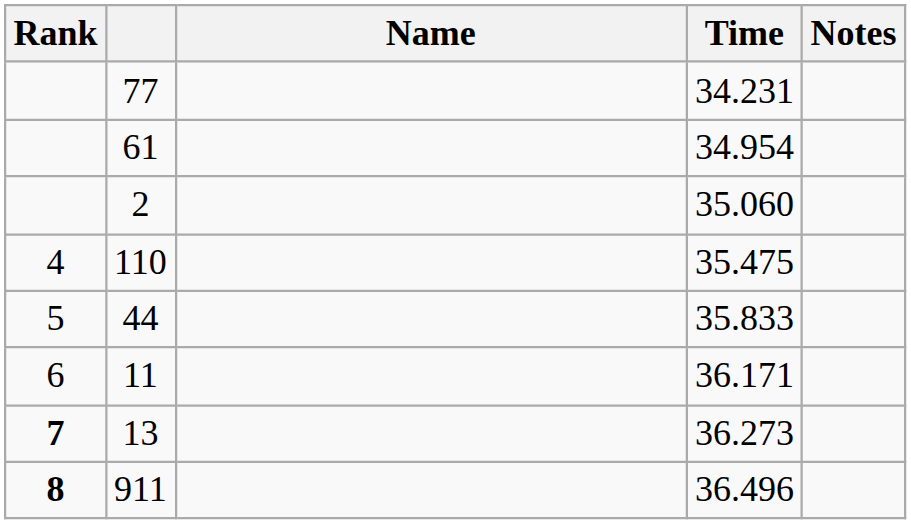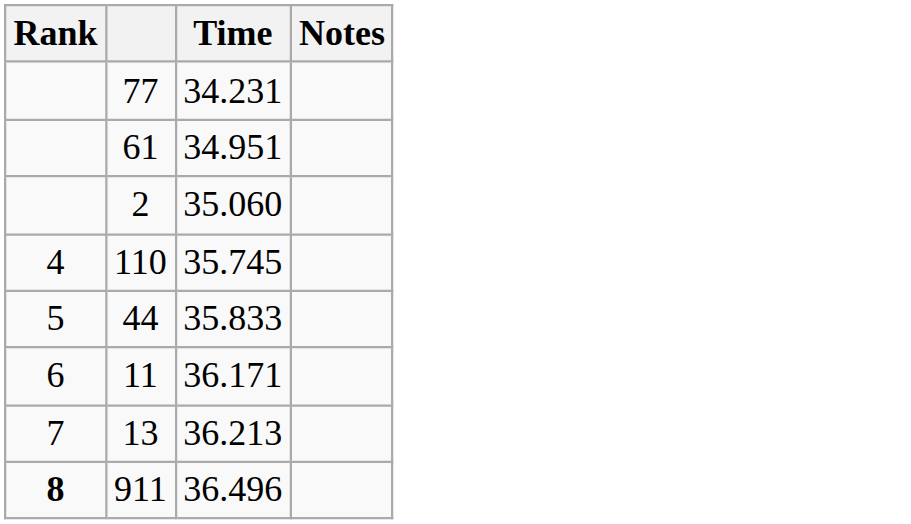- column: (431, 33)
(744, 147) 34.954 -> (233, 147) 34.951
(744, 261) 35.475 -> (233, 261) 35.745
(55, 432) bold -> (55, 432) normal
(744, 432) 36.273 -> (233, 432) 36.213
